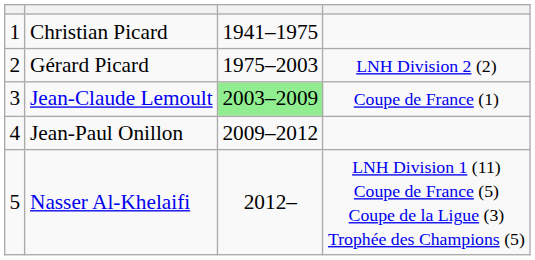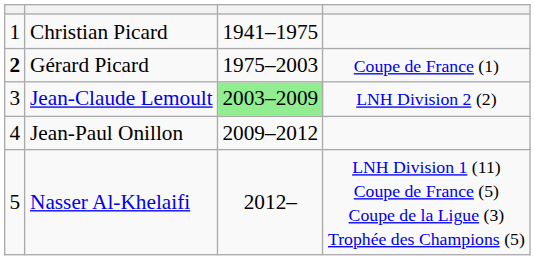(15, 64) normal -> (15, 64) bold
(426, 66) LNH Division 2 (2) -> (426, 66) Coupe de France (1)
(426, 100) Coupe de France (1) -> (426, 100) LNH Division 2 (2)
